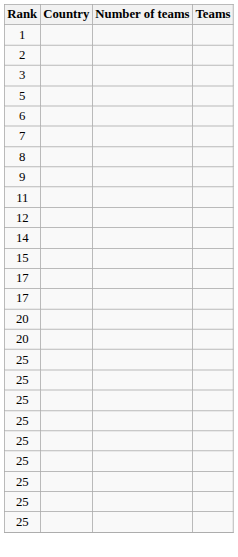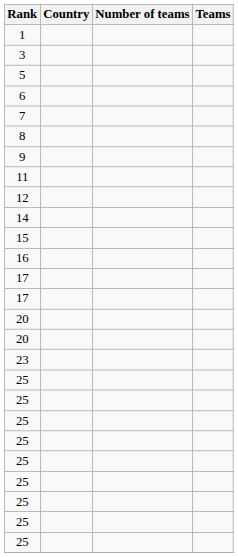- row: (22, 55)
+ row: (22, 258)
+ row: (22, 359)
